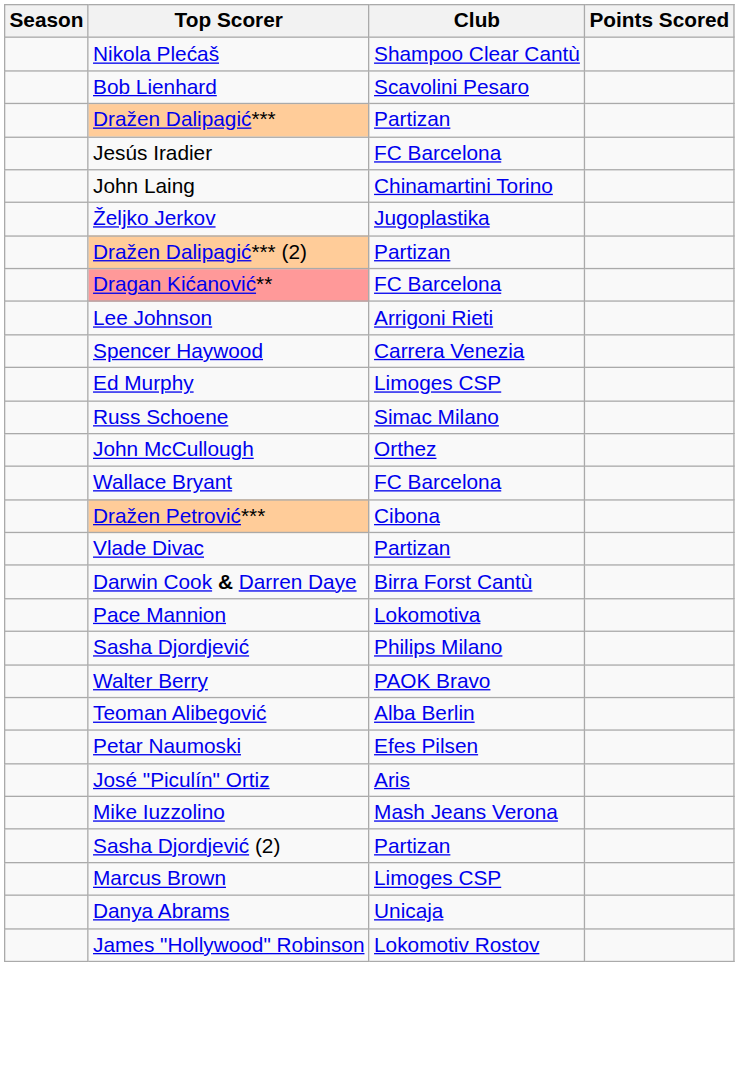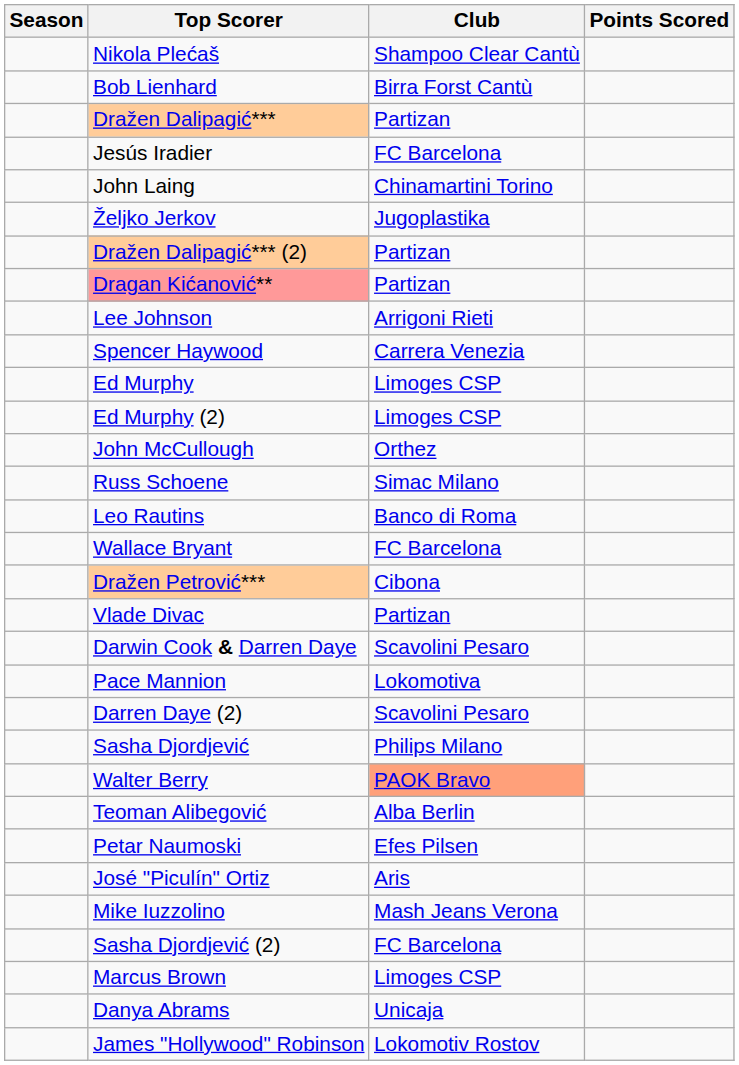(452, 86) Scavolini Pesaro -> (453, 86) Birra Forst Cantù
(438, 284) FC Barcelona -> (412, 284) Partizan
+ row: (159, 416)
rows swapped: (173, 449) <-> (161, 416)
+ row: (149, 515)
(453, 581) Birra Forst Cantù -> (452, 647) Scavolini Pesaro
+ row: (168, 713)
(432, 680) no background -> (432, 779) lightsalmon background
(412, 845) Partizan -> (438, 944) FC Barcelona
